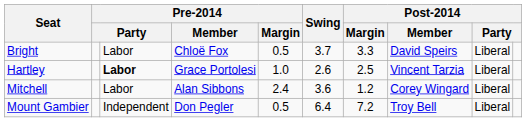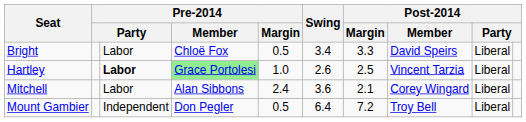(323, 51) 3.7 -> (323, 51) 3.4
(215, 70) no background -> (215, 70) lightgreen background
(365, 88) 1.2 -> (365, 88) 2.1
